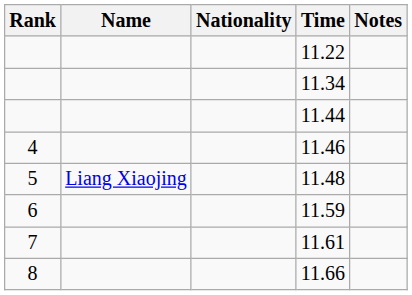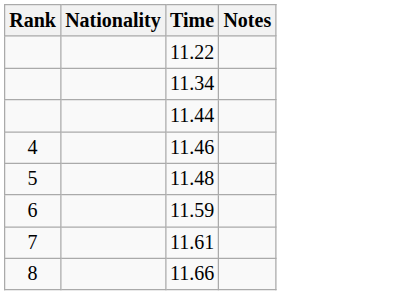- column: (126, 20)
